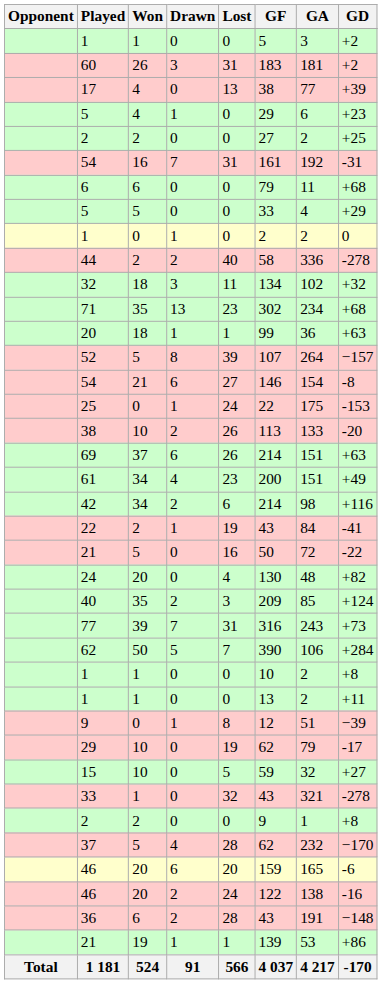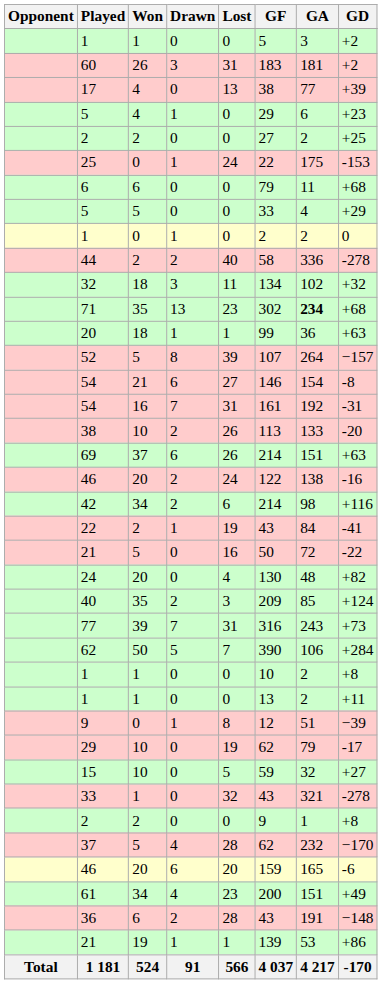rows swapped: (89, 406) <-> (89, 162)
(312, 308) normal -> (312, 308) bold
rows swapped: (89, 479) <-> (89, 893)
